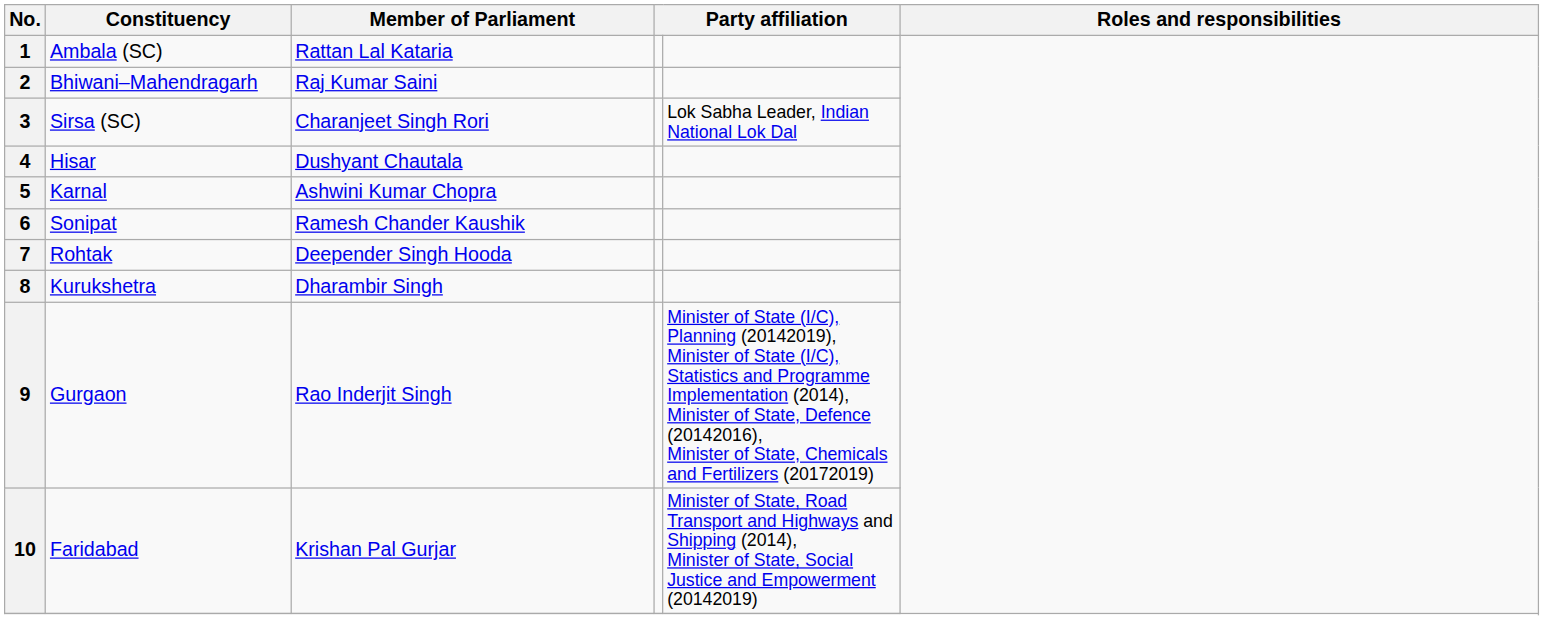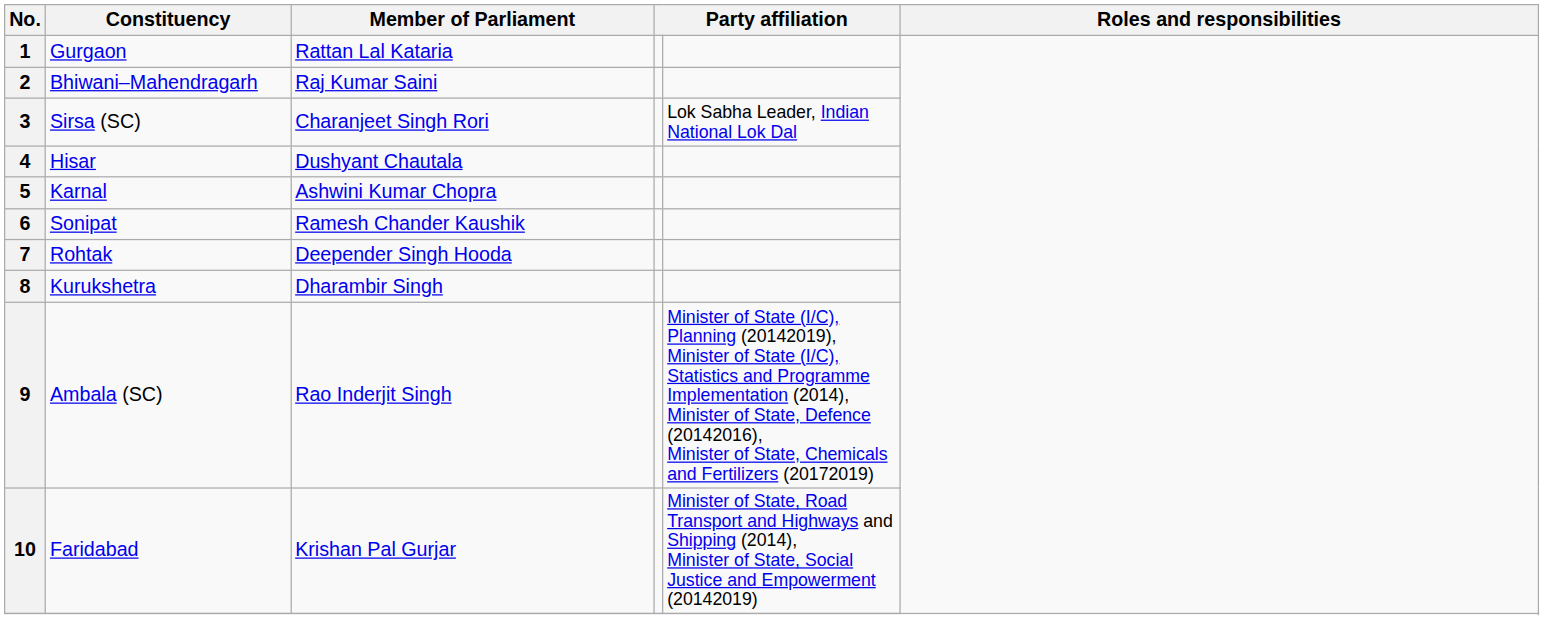(106, 51) Ambala (SC) -> (88, 51) Gurgaon
(88, 394) Gurgaon -> (106, 394) Ambala (SC)
